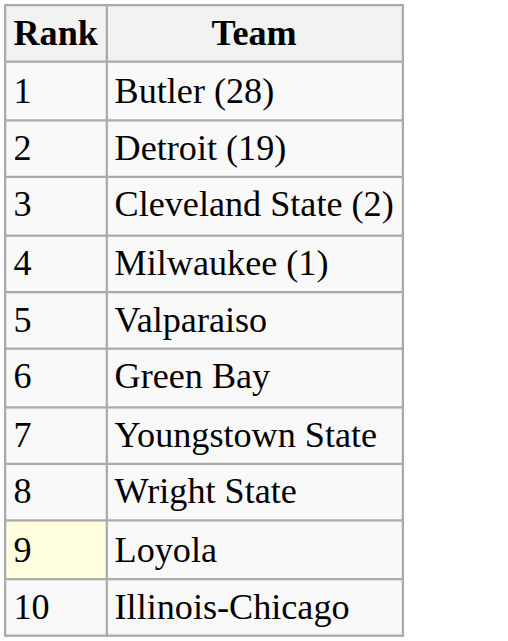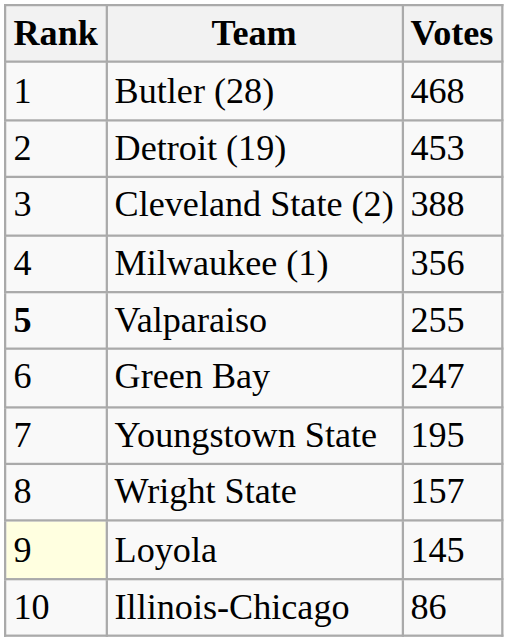+ column: (452, 33)
(23, 319) normal -> (23, 319) bold
